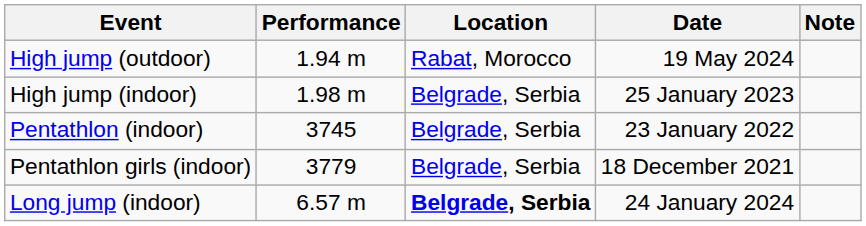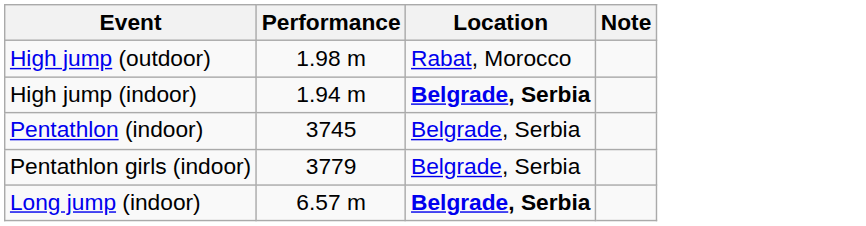- column: (697, 22)
(331, 58) 1.94 m -> (331, 58) 1.98 m
(331, 94) 1.98 m -> (331, 94) 1.94 m
(496, 94) normal -> (501, 94) bold
